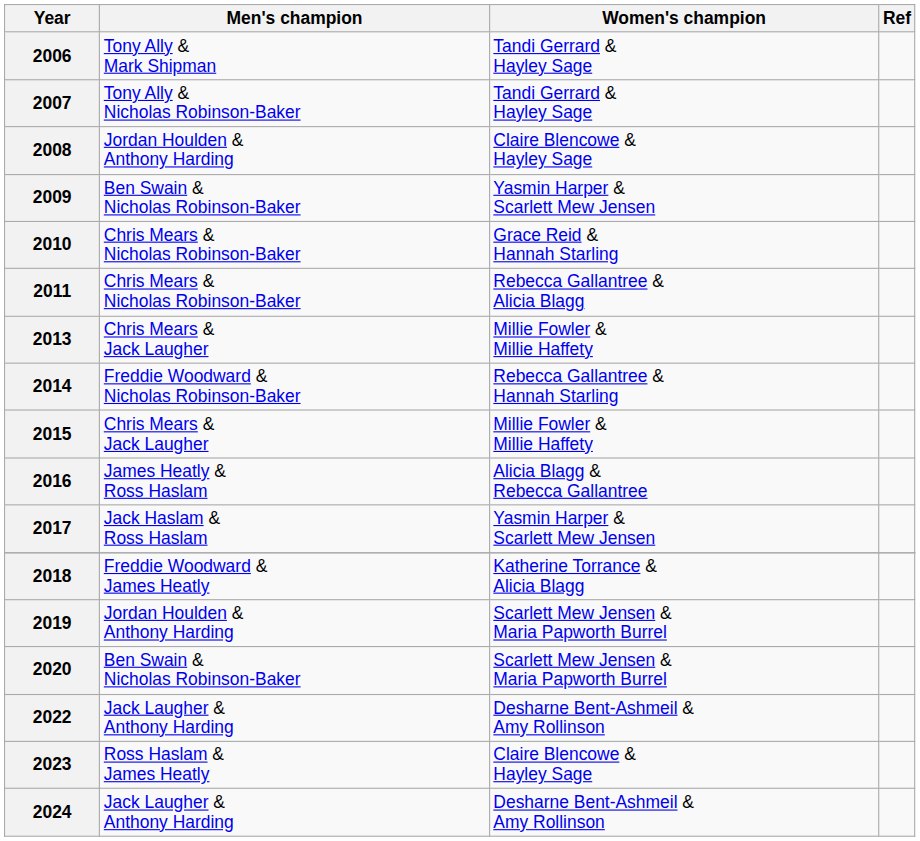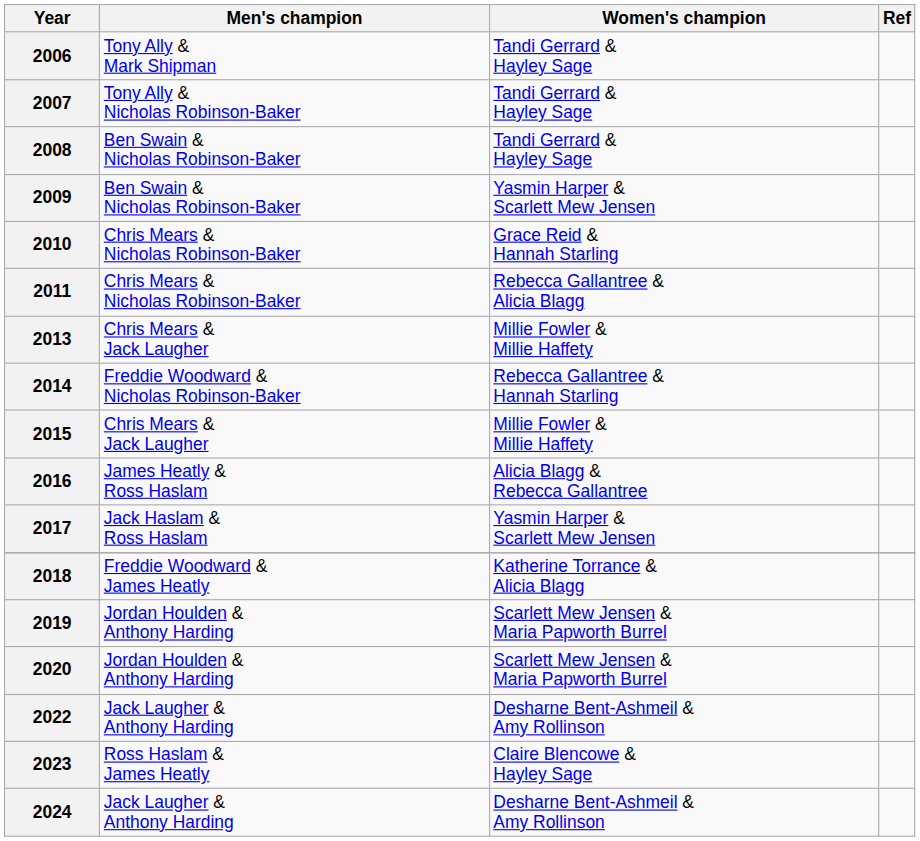(174, 150) Jordan Houlden & Anthony Harding -> (202, 150) Ben Swain & Nicholas Robinson-Baker
(565, 150) Claire Blencowe & Hayley Sage -> (555, 150) Tandi Gerrard & Hayley Sage
(202, 670) Ben Swain & Nicholas Robinson-Baker -> (174, 670) Jordan Houlden & Anthony Harding
